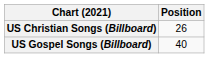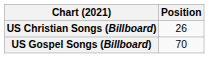(181, 45) 40 -> (181, 45) 70
